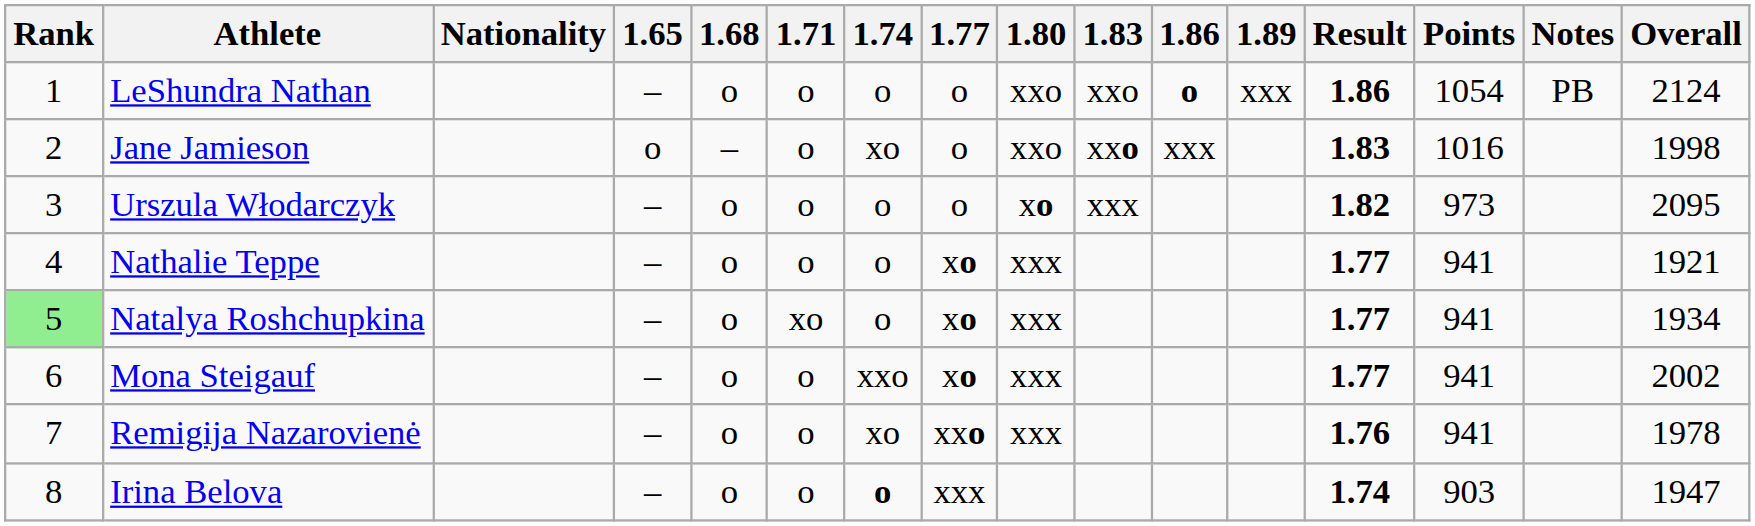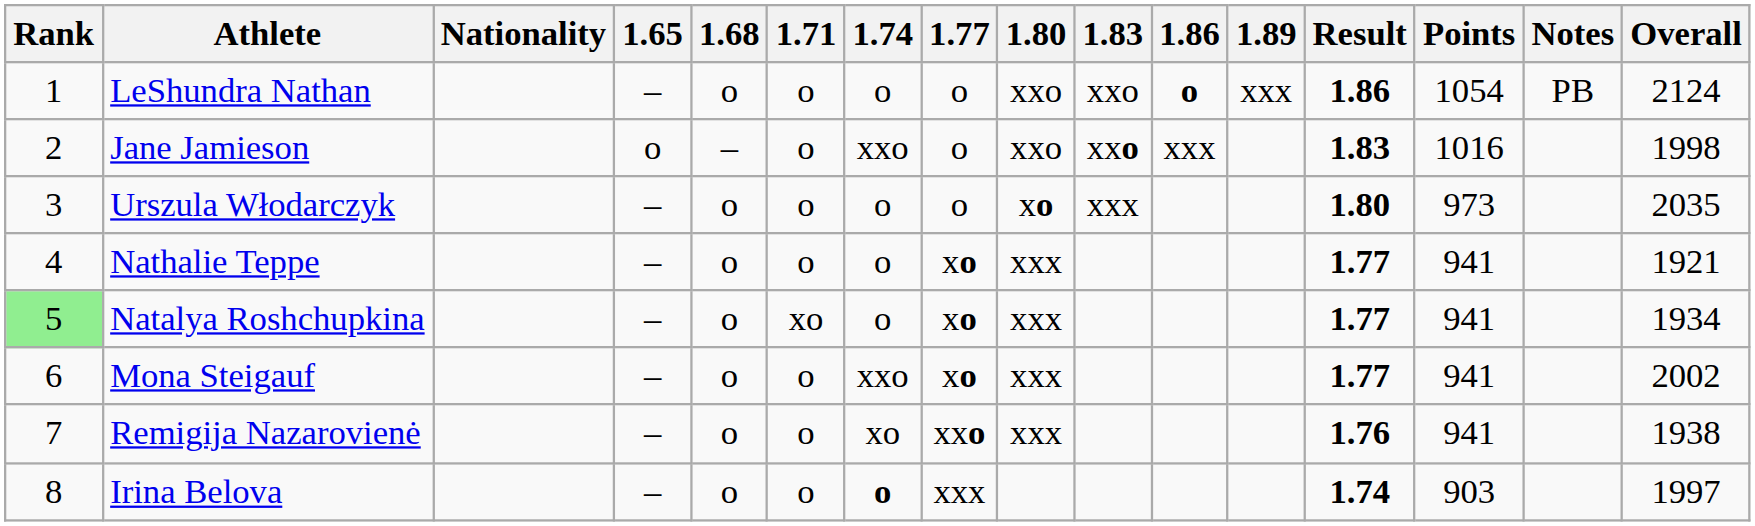(883, 147) xo -> (883, 147) xxo
(1360, 204) 1.82 -> (1360, 204) 1.80
(1686, 204) 2095 -> (1686, 204) 2035
(1686, 433) 1978 -> (1686, 433) 1938
(1686, 490) 1947 -> (1686, 490) 1997
